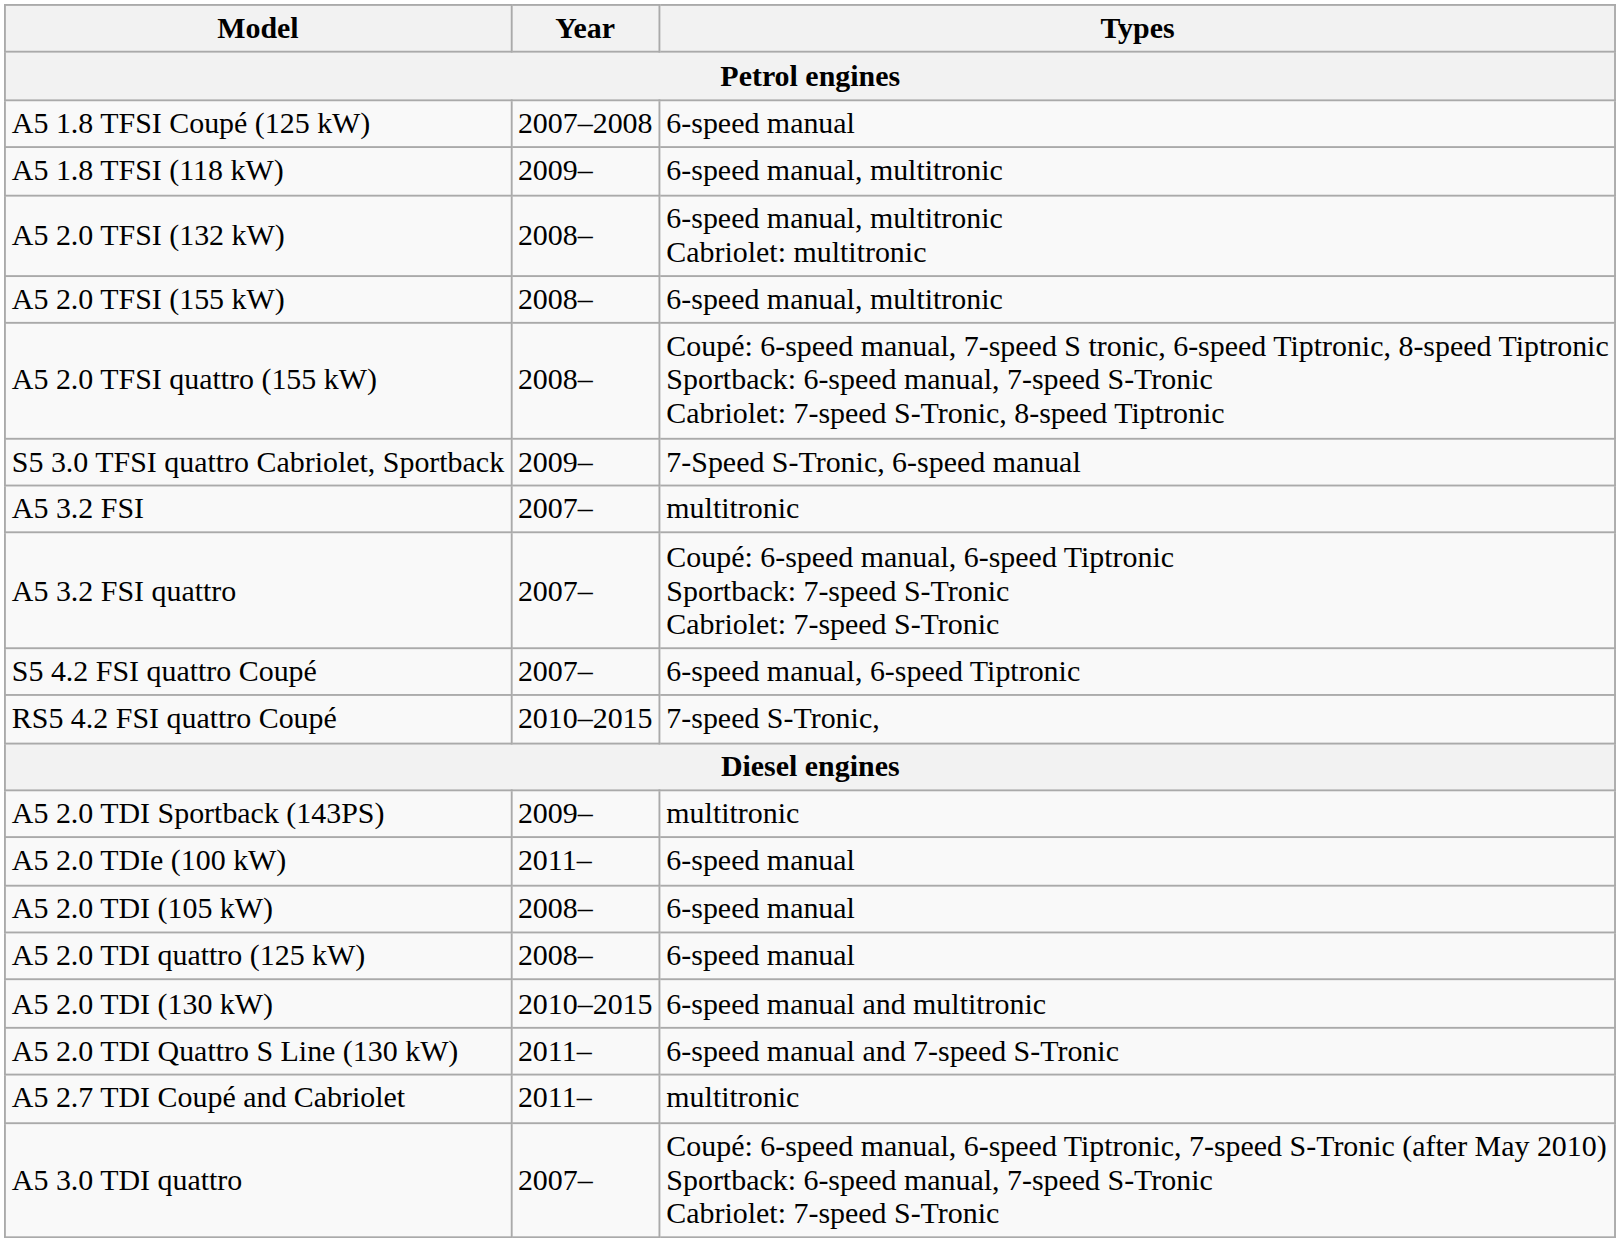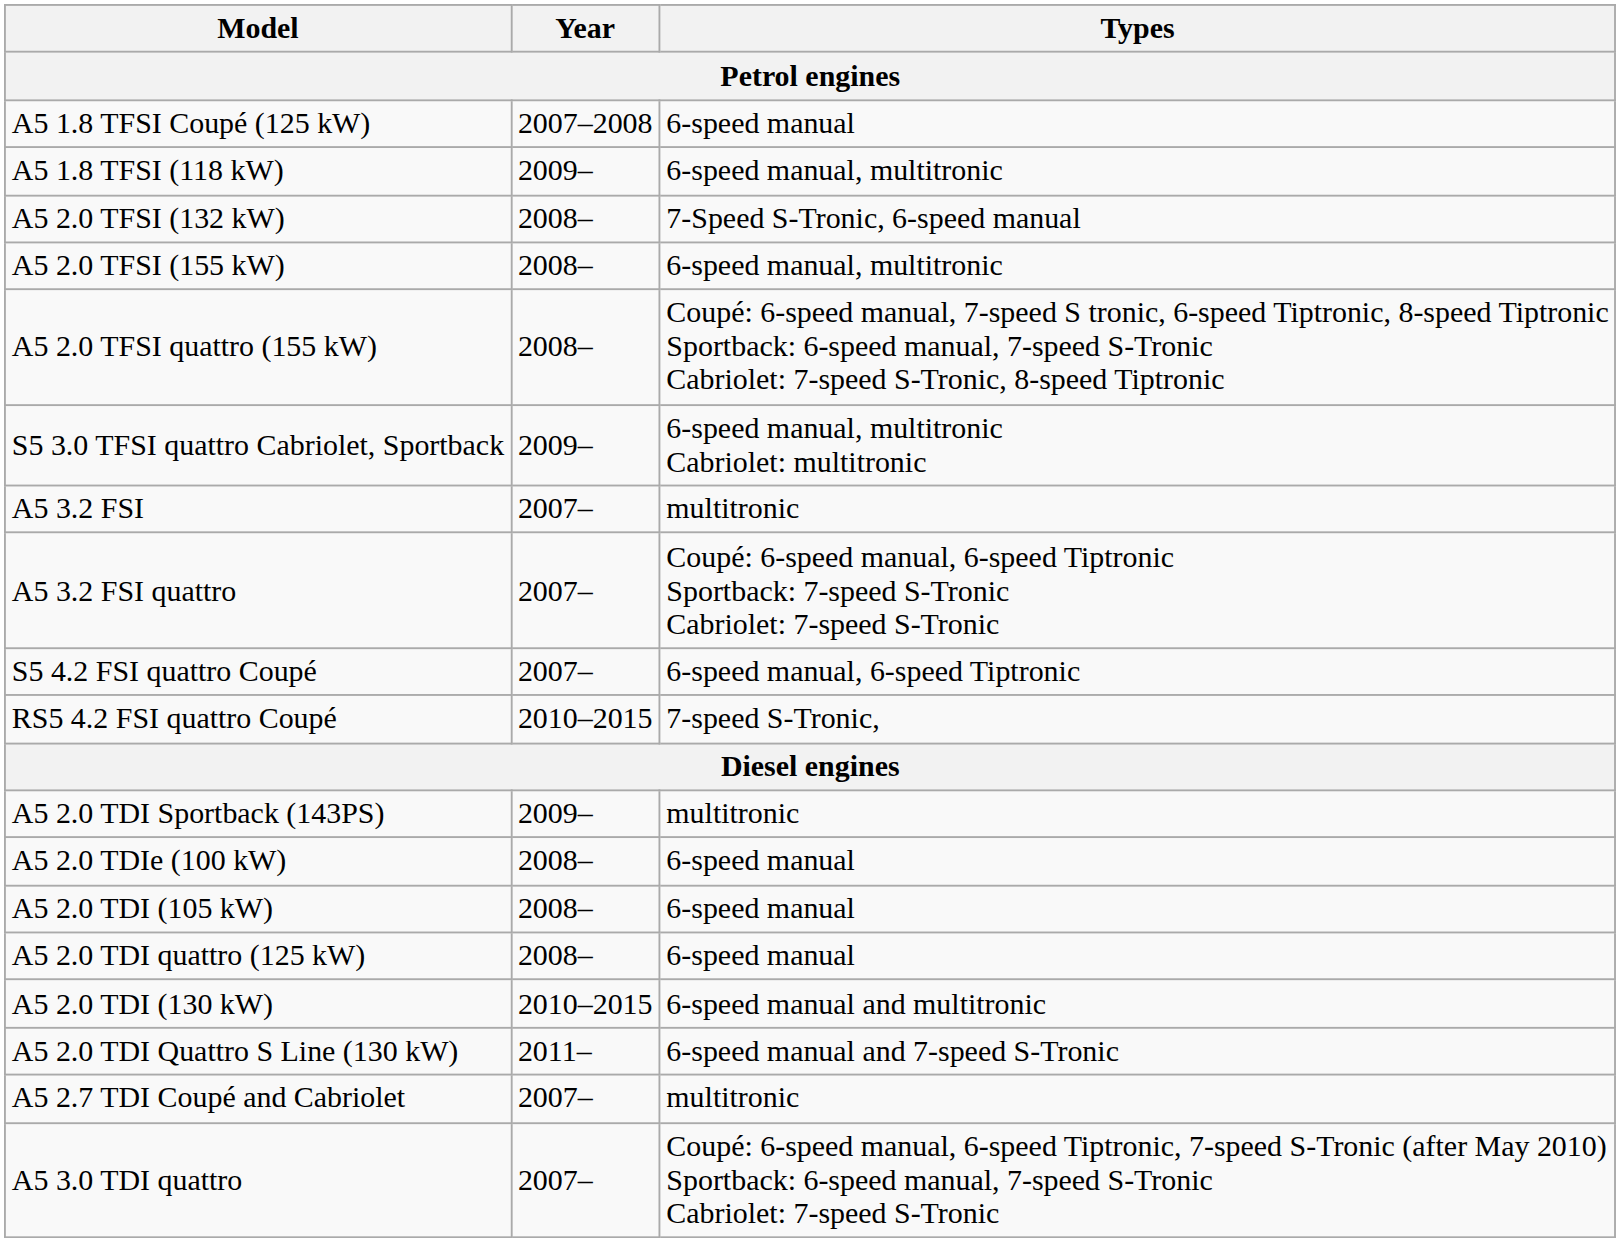(835, 234) 6-speed manual, multitronic Cabriolet: multitronic -> (874, 218) 7-Speed S-Tronic, 6-speed manual
(874, 461) 7-Speed S-Tronic, 6-speed manual -> (835, 444) 6-speed manual, multitronic Cabriolet: multitronic
(555, 860) 2011– -> (555, 860) 2008–
(555, 1098) 2011– -> (555, 1098) 2007–
